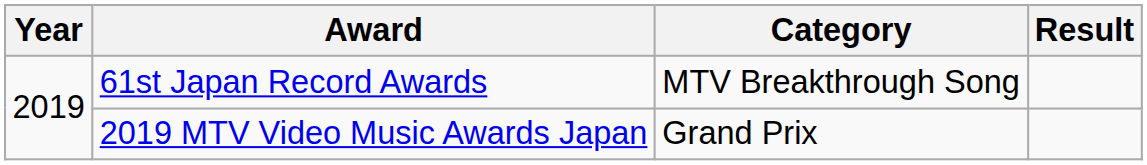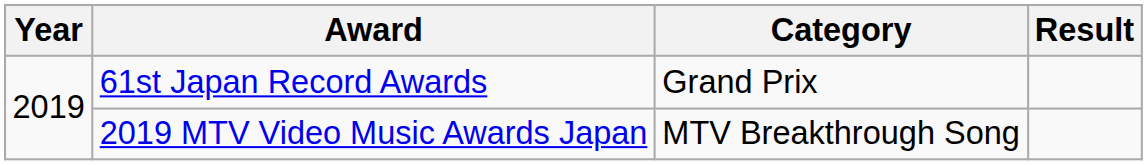(841, 81) MTV Breakthrough Song -> (740, 81) Grand Prix
(740, 133) Grand Prix -> (841, 133) MTV Breakthrough Song
